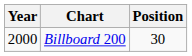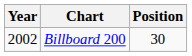(23, 39) 2000 -> (23, 39) 2002
